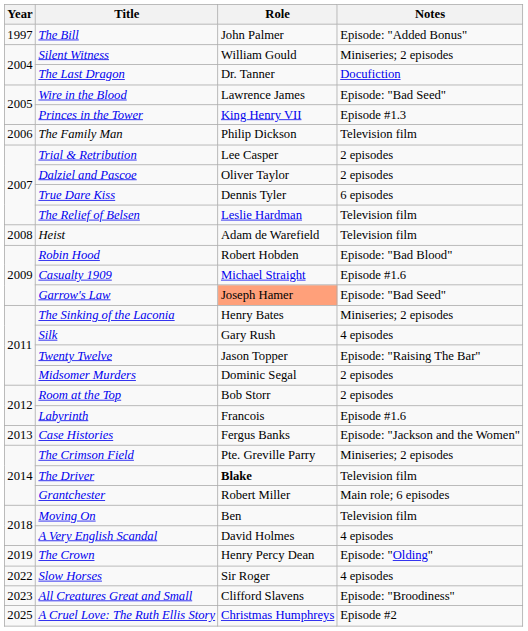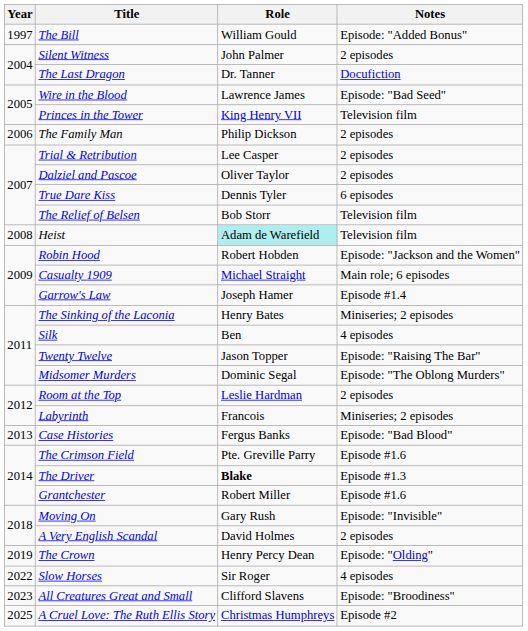(252, 34) John Palmer -> (259, 34) William Gould
(259, 54) William Gould -> (252, 54) John Palmer
(397, 54) Miniseries; 2 episodes -> (367, 54) 2 episodes
(373, 114) Episode #1.3 -> (379, 114) Television film
(379, 134) Television film -> (367, 134) 2 episodes
(261, 214) Leslie Hardman -> (246, 214) Bob Storr
(270, 235) no background -> (270, 235) paleturquoise background
(396, 255) Episode: "Bad Blood" -> (430, 255) Episode: "Jackson and the Women"
(373, 275) Episode #1.6 -> (395, 275) Main role; 6 episodes
(257, 295) lightsalmon background -> (257, 295) no background
(393, 295) Episode: "Bad Seed" -> (373, 295) Episode #1.4
(248, 335) Gary Rush -> (231, 335) Ben
(367, 375) 2 episodes -> (422, 375) Episode: "The Oblong Murders"
(246, 395) Bob Storr -> (261, 395) Leslie Hardman
(373, 415) Episode #1.6 -> (397, 415) Miniseries; 2 episodes
(430, 435) Episode: "Jackson and the Women" -> (396, 435) Episode: "Bad Blood"
(397, 455) Miniseries; 2 episodes -> (373, 455) Episode #1.6
(379, 475) Television film -> (373, 475) Episode #1.3
(395, 495) Main role; 6 episodes -> (373, 495) Episode #1.6
(231, 515) Ben -> (248, 515) Gary Rush
(379, 515) Television film -> (391, 515) Episode: "Invisible"
(367, 535) 4 episodes -> (367, 535) 2 episodes
